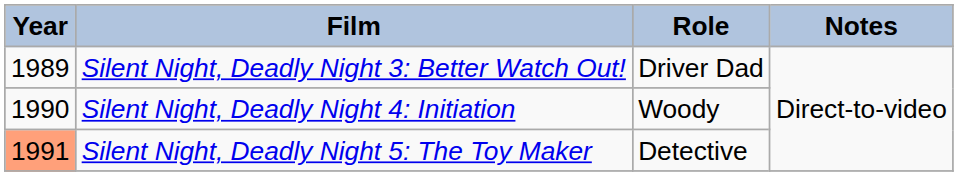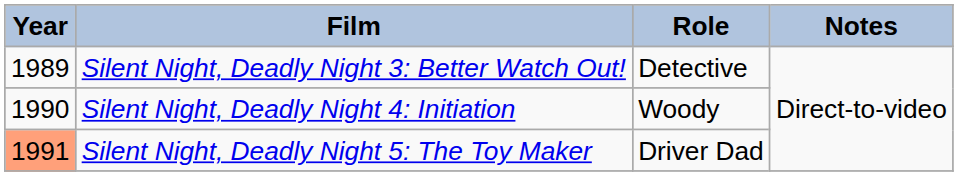(701, 67) Driver Dad -> (693, 67) Detective
(693, 151) Detective -> (701, 151) Driver Dad
